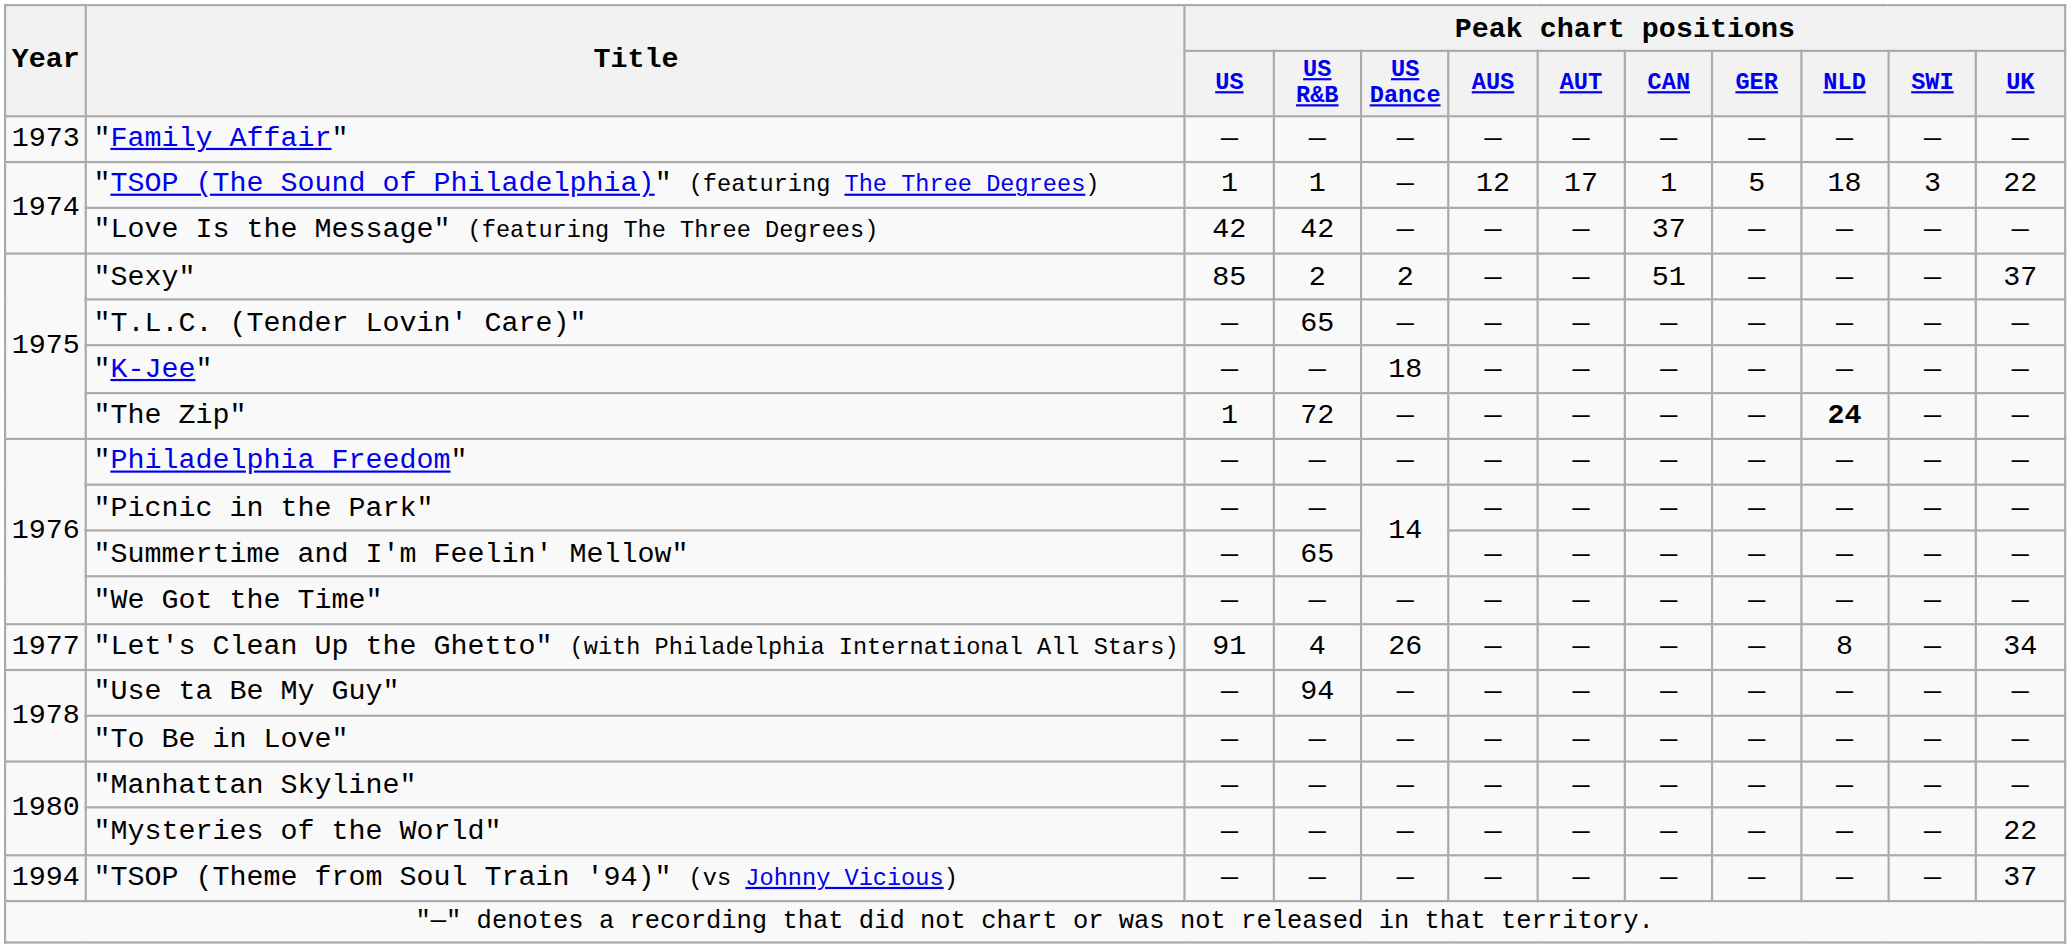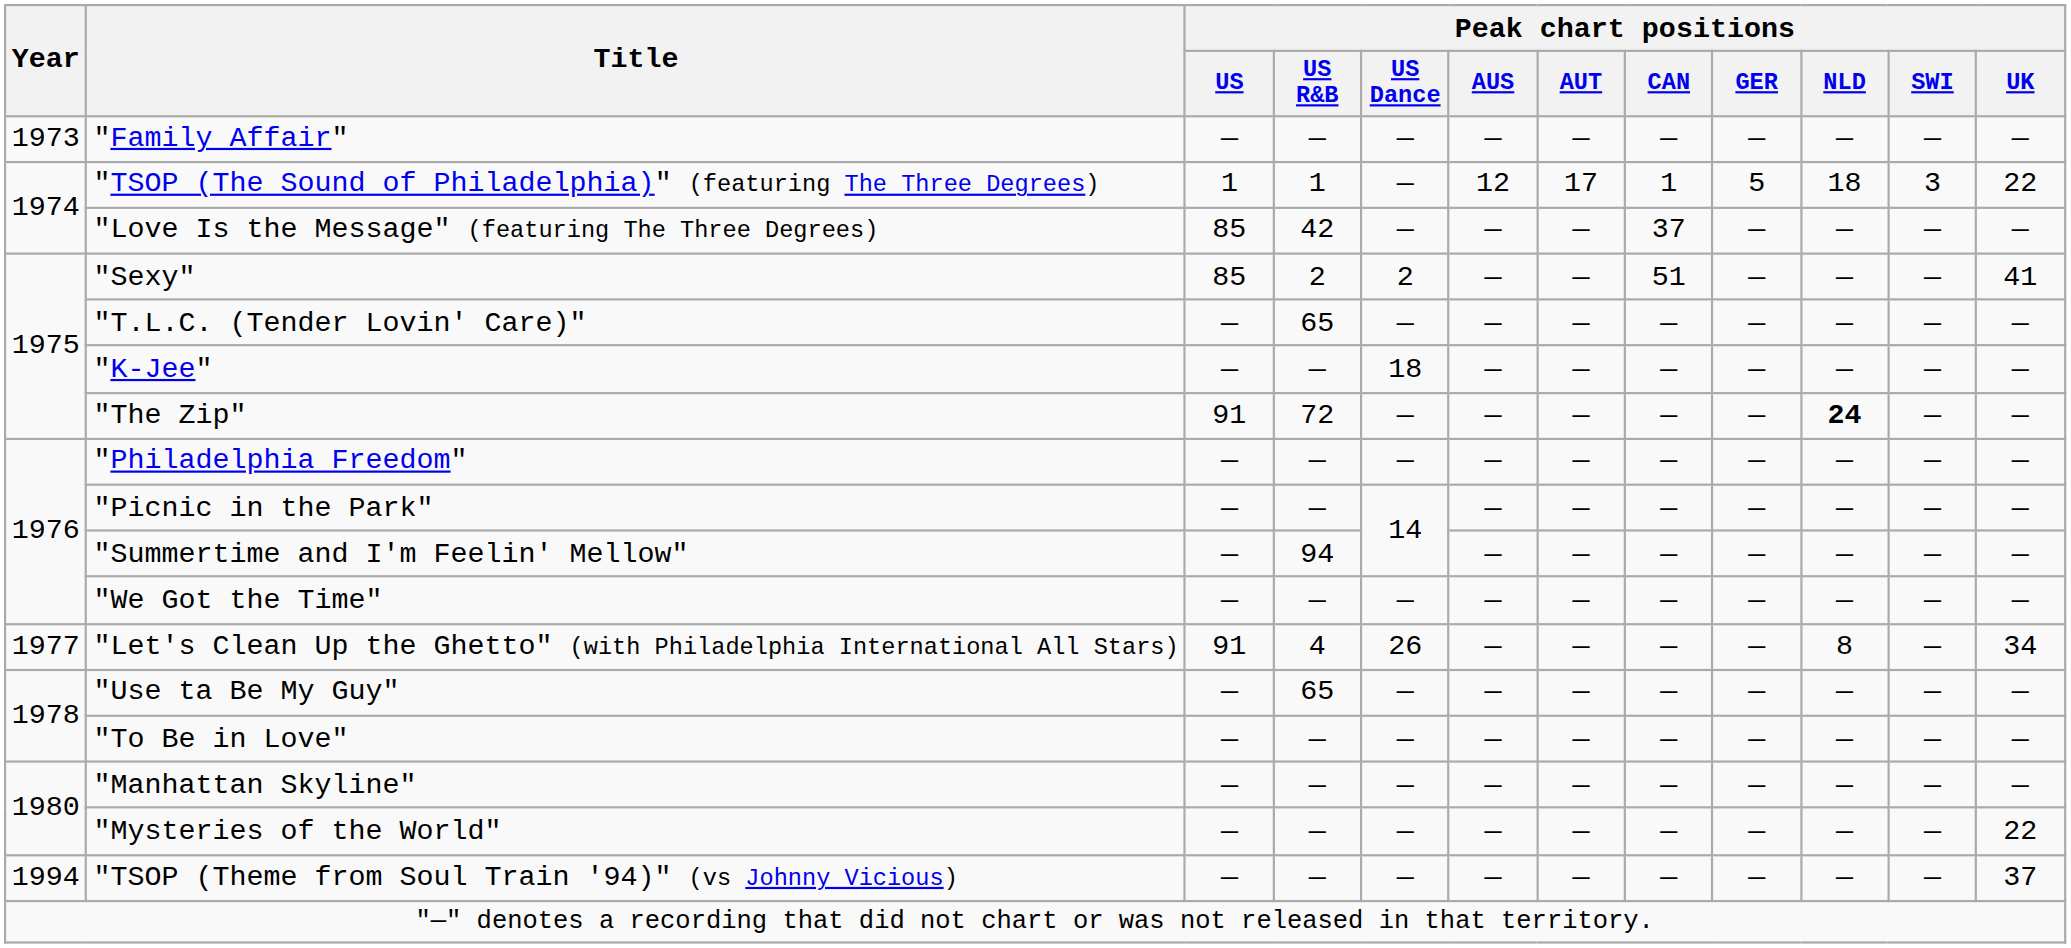(1229, 231) 42 -> (1229, 231) 85
(2020, 277) 37 -> (2020, 277) 41
(1229, 415) 1 -> (1229, 415) 91
(1317, 554) 65 -> (1317, 554) 94
(1317, 693) 94 -> (1317, 693) 65
